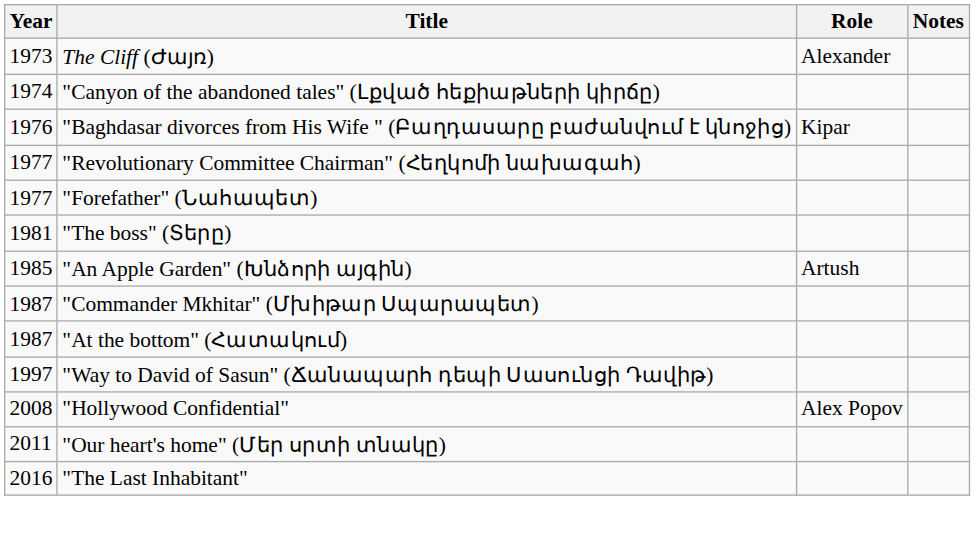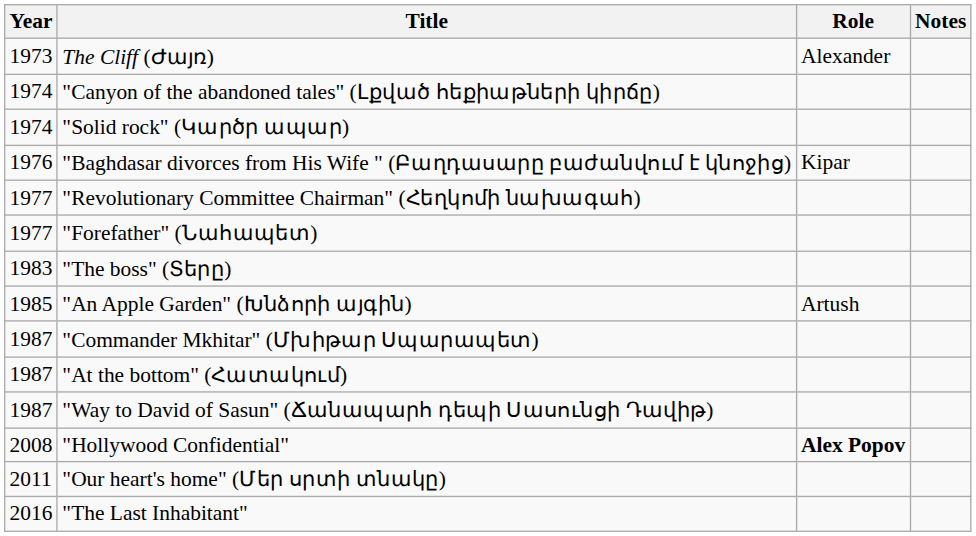+ row: (206, 127)
(31, 232) 1981 -> (31, 268) 1983
(31, 374) 1997 -> (31, 409) 1987
(852, 408) normal -> (853, 444) bold
